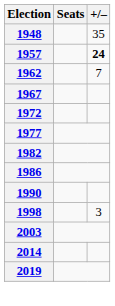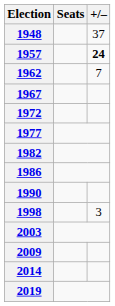(99, 34) 35 -> (99, 34) 37
+ row: (29, 251)
